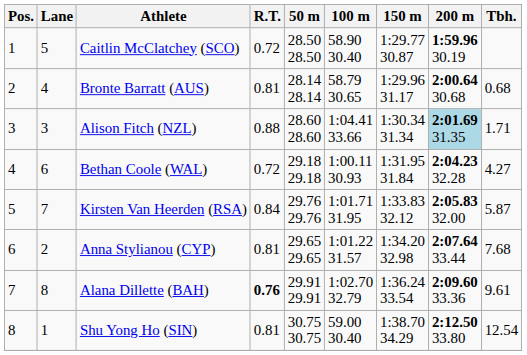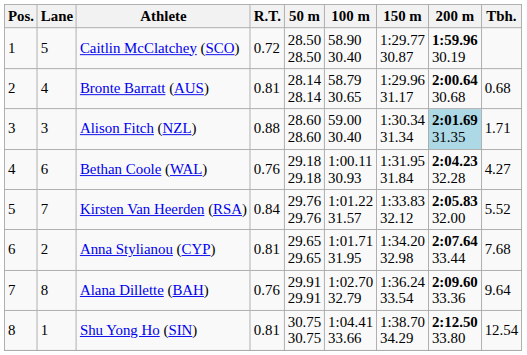(351, 128) 1:04.41 33.66 -> (345, 128) 59.00 30.40
(267, 169) 0.72 -> (267, 169) 0.76
(351, 209) 1:01.71 31.95 -> (351, 209) 1:01.22 31.57
(498, 209) 5.87 -> (498, 209) 5.52
(351, 249) 1:01.22 31.57 -> (351, 249) 1:01.71 31.95
(267, 290) bold -> (267, 290) normal
(498, 290) 9.61 -> (498, 290) 9.64
(345, 330) 59.00 30.40 -> (351, 330) 1:04.41 33.66
